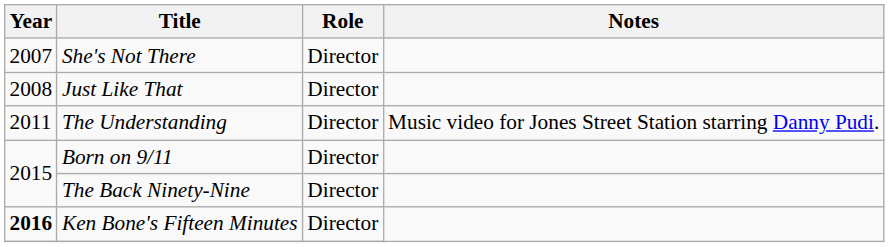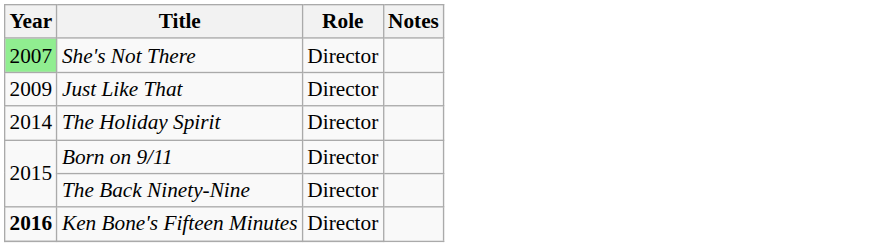(31, 55) no background -> (31, 55) lightgreen background
(31, 88) 2008 -> (31, 88) 2009
- row: (144, 122)
+ row: (141, 122)
